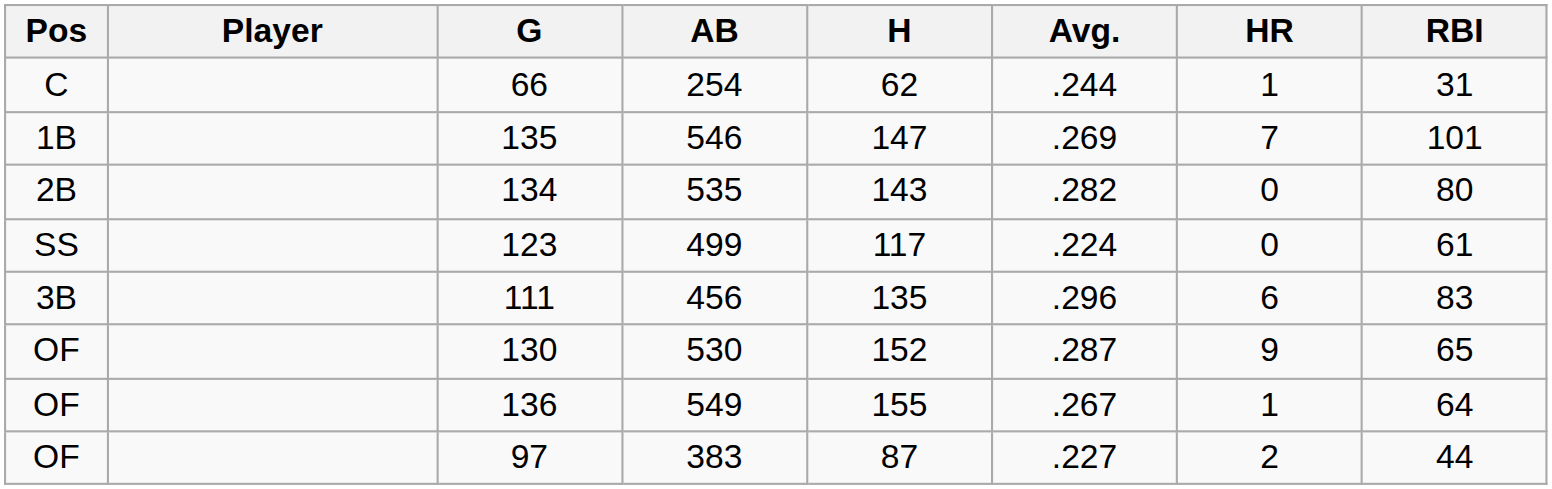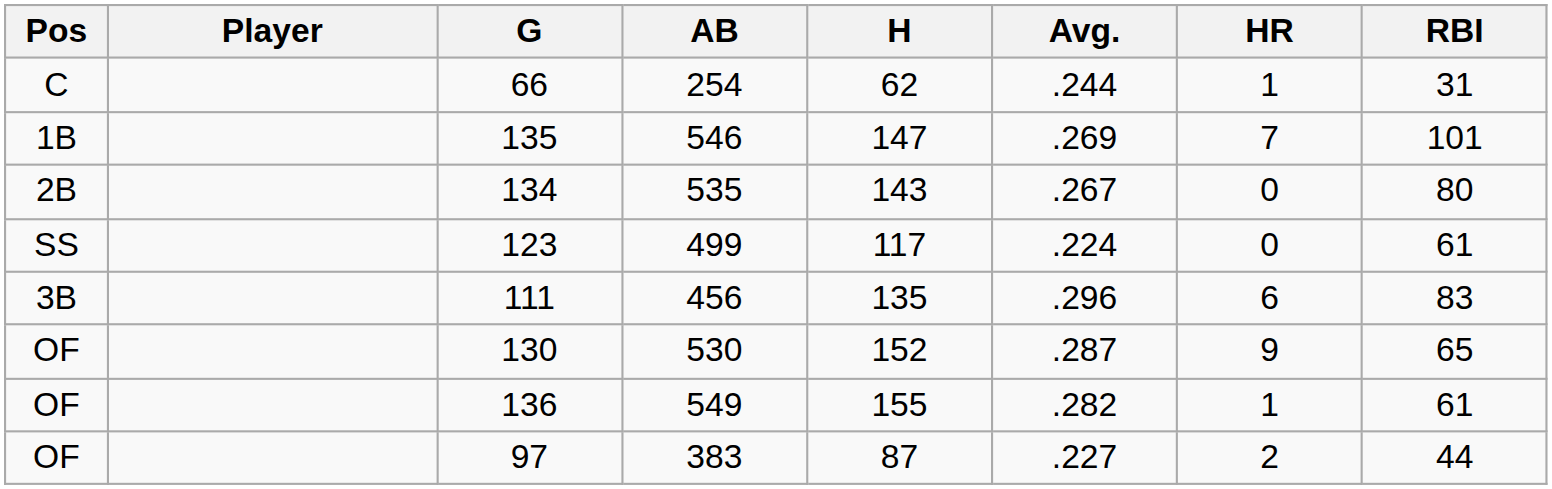(1085, 191) .282 -> (1085, 191) .267
(1085, 404) .267 -> (1085, 404) .282
(1455, 404) 64 -> (1455, 404) 61
